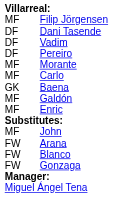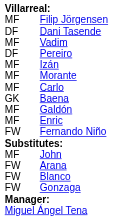(11, 42) DF -> (12, 42) MF
+ row: (49, 65)
+ row: (73, 132)
